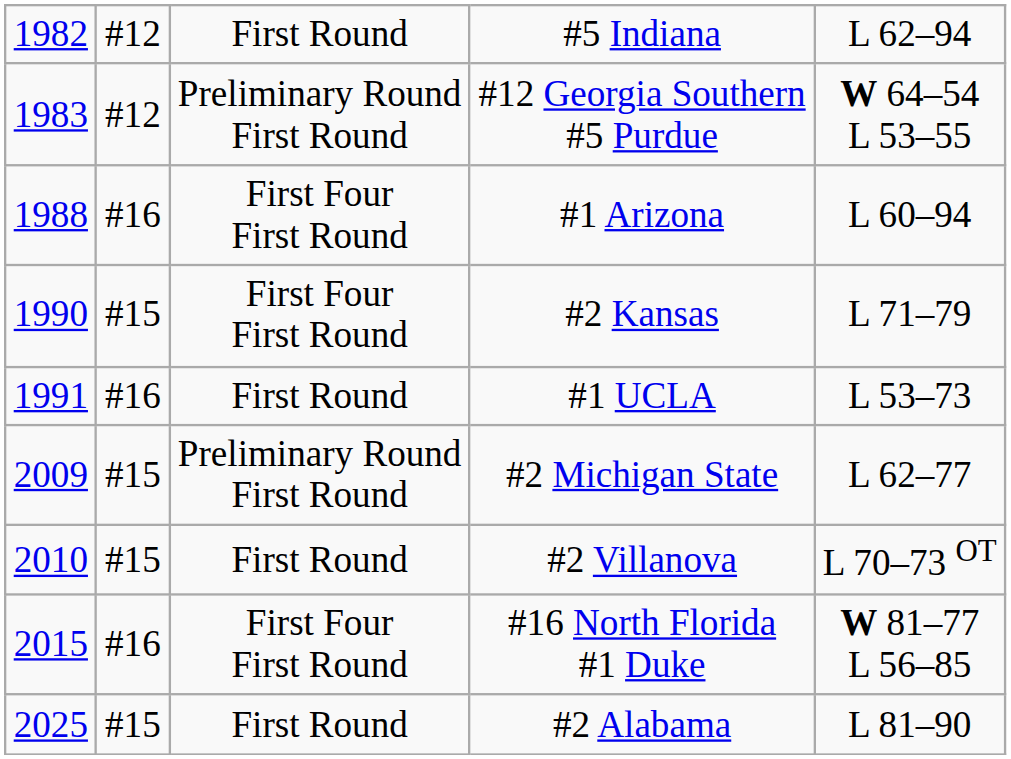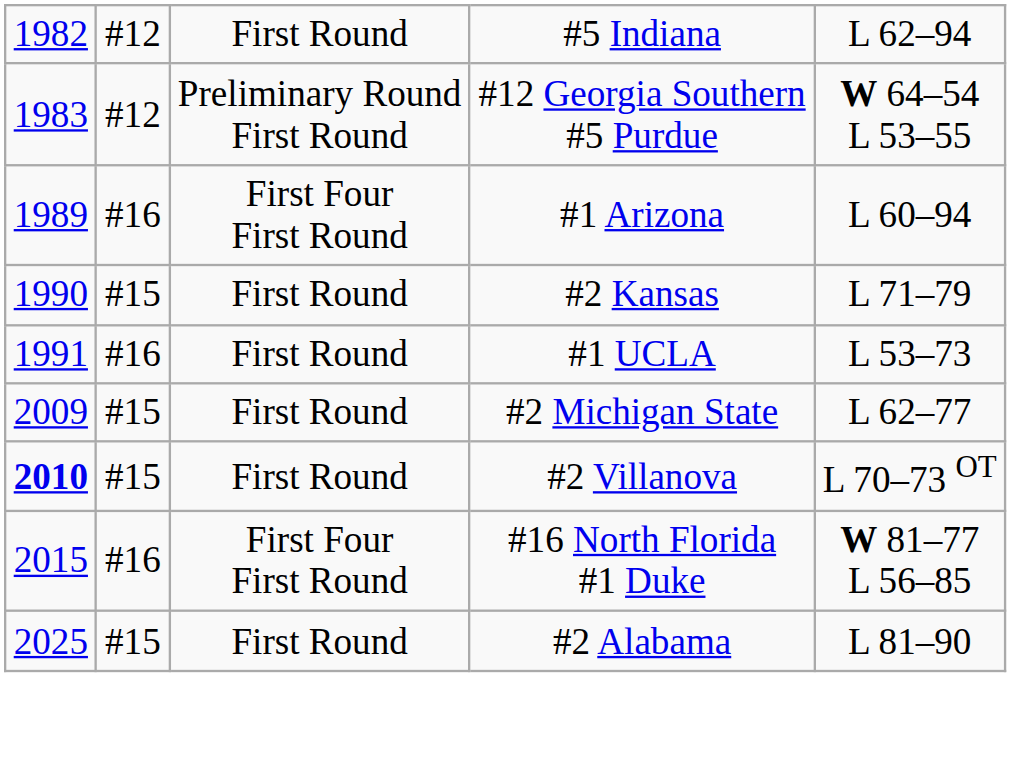(51, 214) 1988 -> (51, 214) 1989
(320, 314) First Four First Round -> (320, 294) First Round
(320, 474) Preliminary Round First Round -> (320, 411) First Round
(51, 559) normal -> (51, 475) bold
